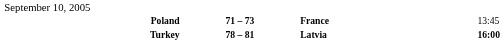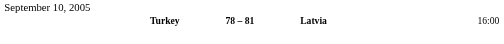- row: (165, 21)
(489, 34) bold -> (488, 21) normal
